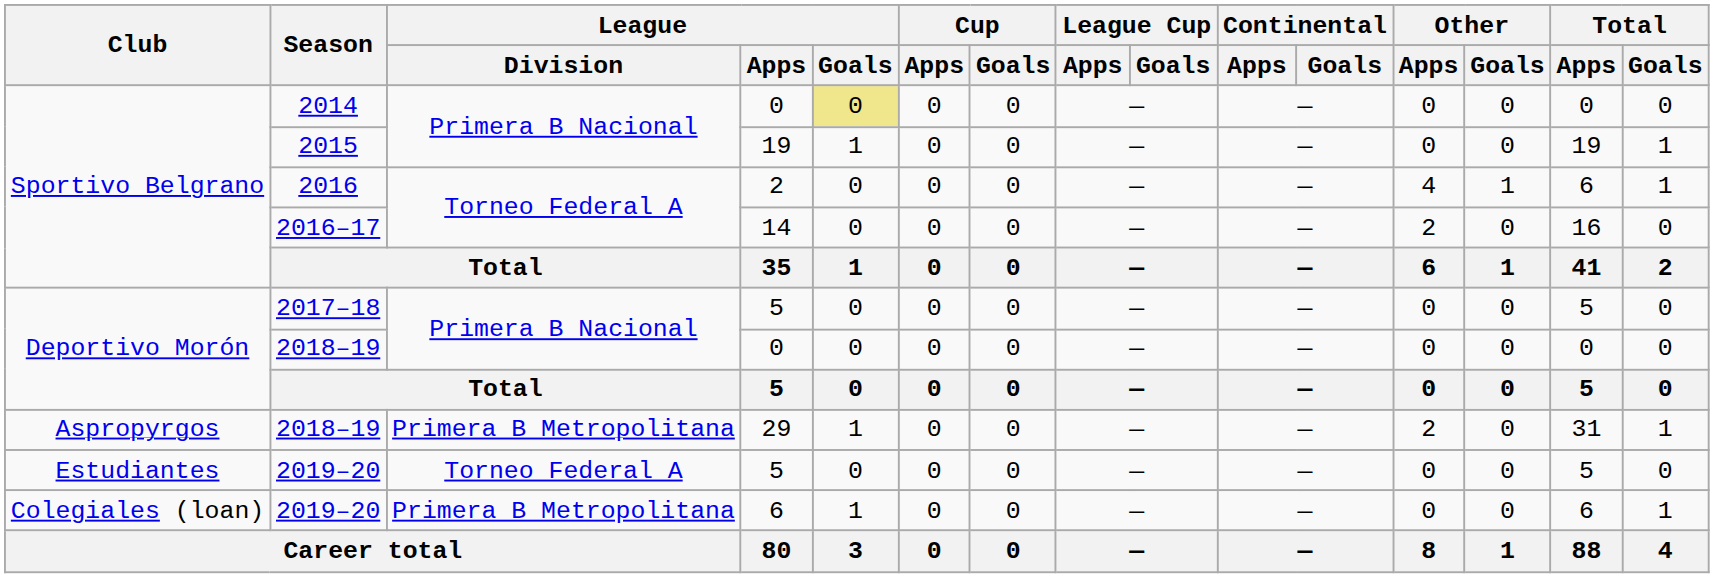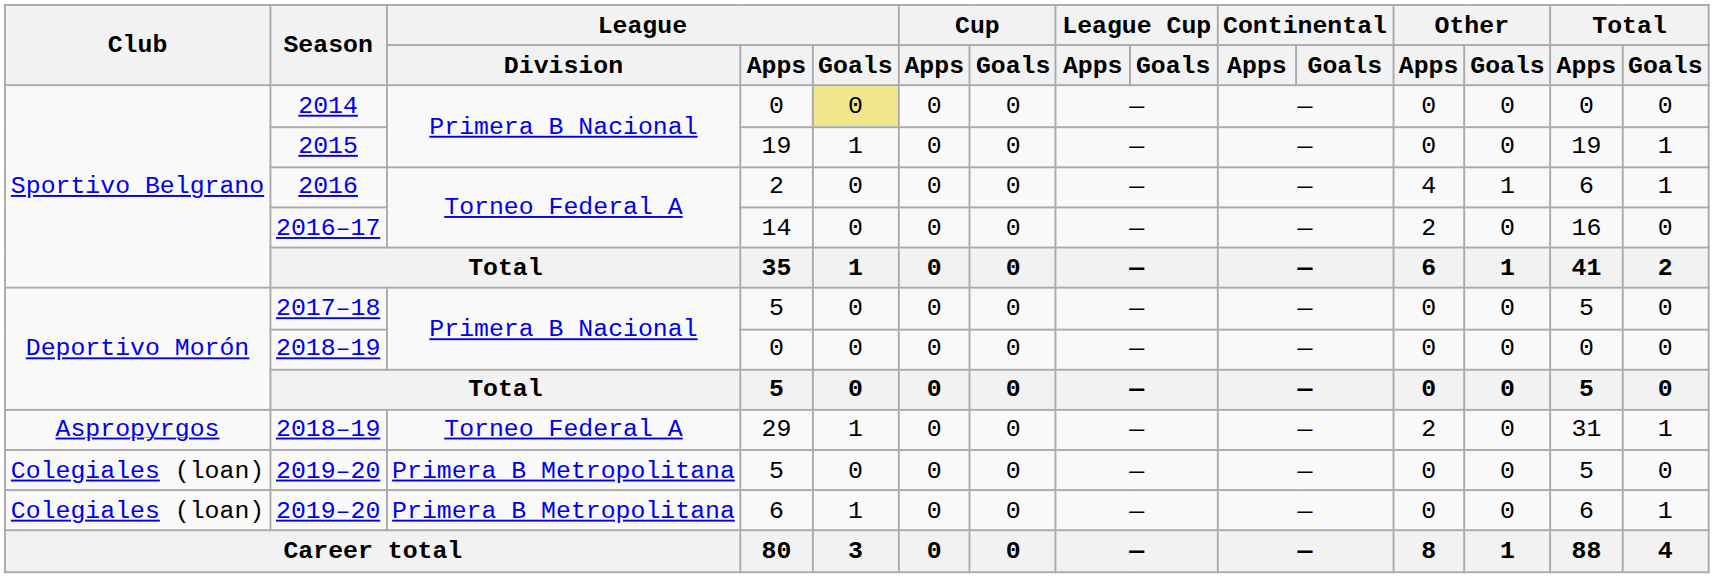(563, 430) Primera B Metropolitana -> (563, 430) Torneo Federal A
(138, 470) Estudiantes -> (138, 470) Colegiales (loan)
(563, 470) Torneo Federal A -> (563, 470) Primera B Metropolitana
